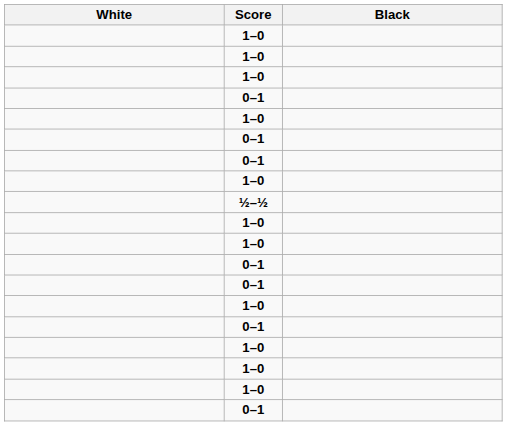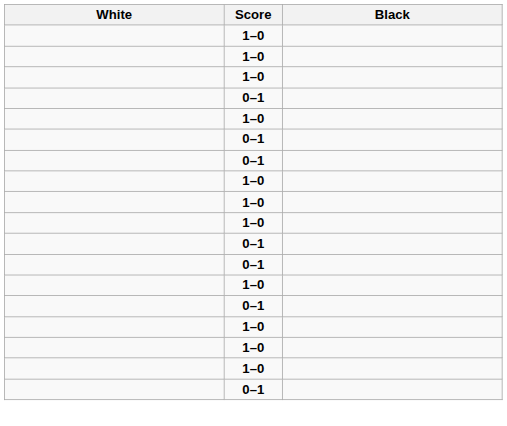- row: (114, 202)
